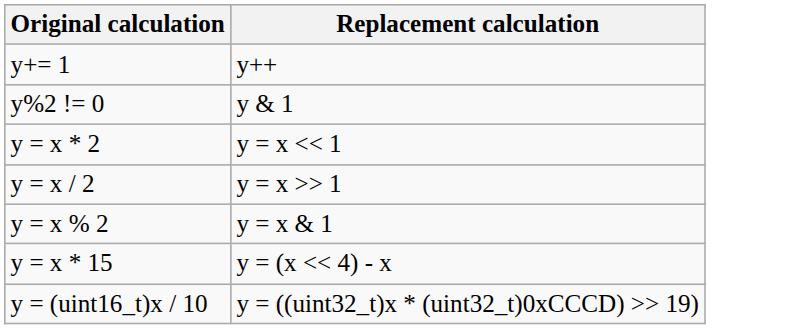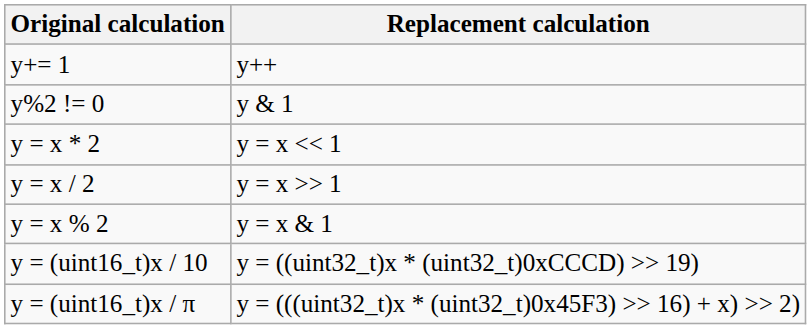- row: (62, 263)
+ row: (103, 303)
